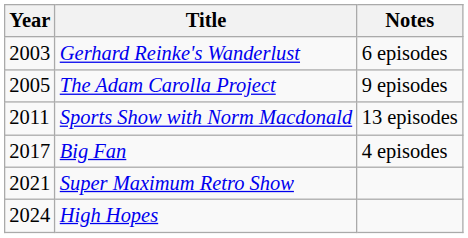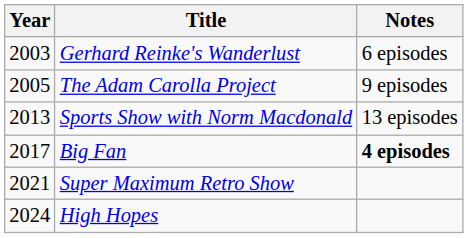(29, 118) 2011 -> (30, 118) 2013
(405, 150) normal -> (406, 150) bold
